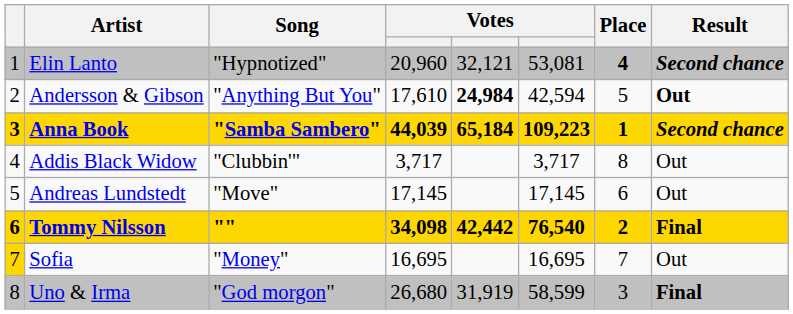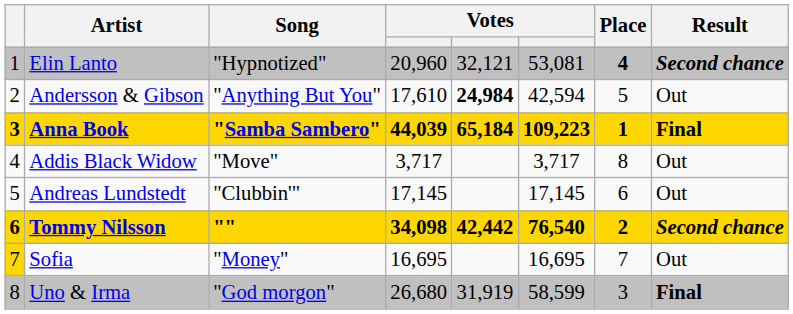(673, 95) bold -> (671, 95) normal
(720, 128) Second chance -> (679, 128) Final
(257, 161) "Clubbin'" -> (246, 161) "Move"
(246, 194) "Move" -> (257, 194) "Clubbin'"
(679, 226) Final -> (720, 226) Second chance
